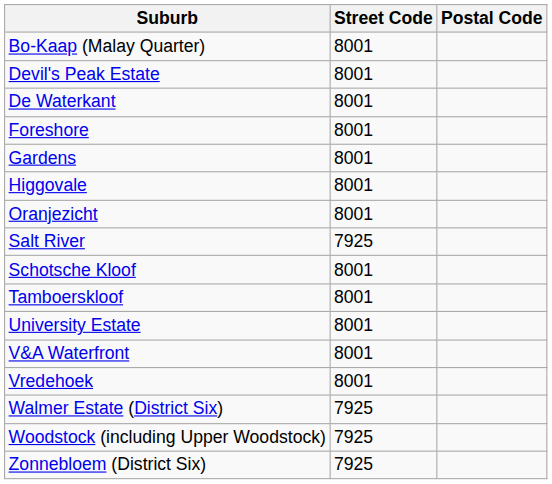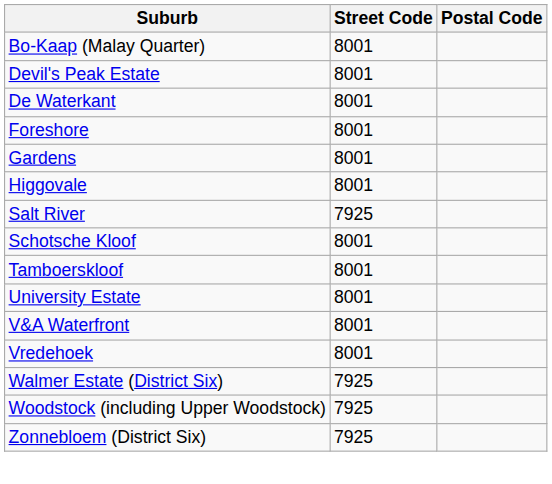- row: (53, 213)
